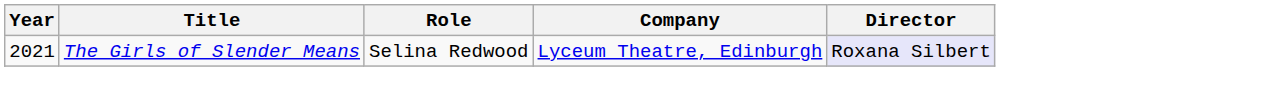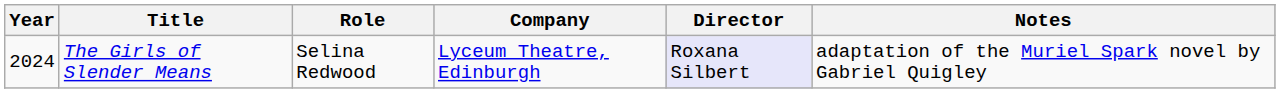+ column: (1043, 20)
(32, 51) 2021 -> (32, 62) 2024
